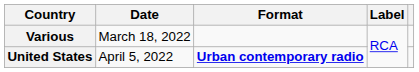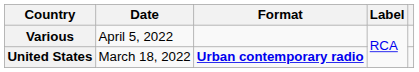(145, 36) March 18, 2022 -> (136, 36) April 5, 2022
(136, 57) April 5, 2022 -> (145, 57) March 18, 2022
